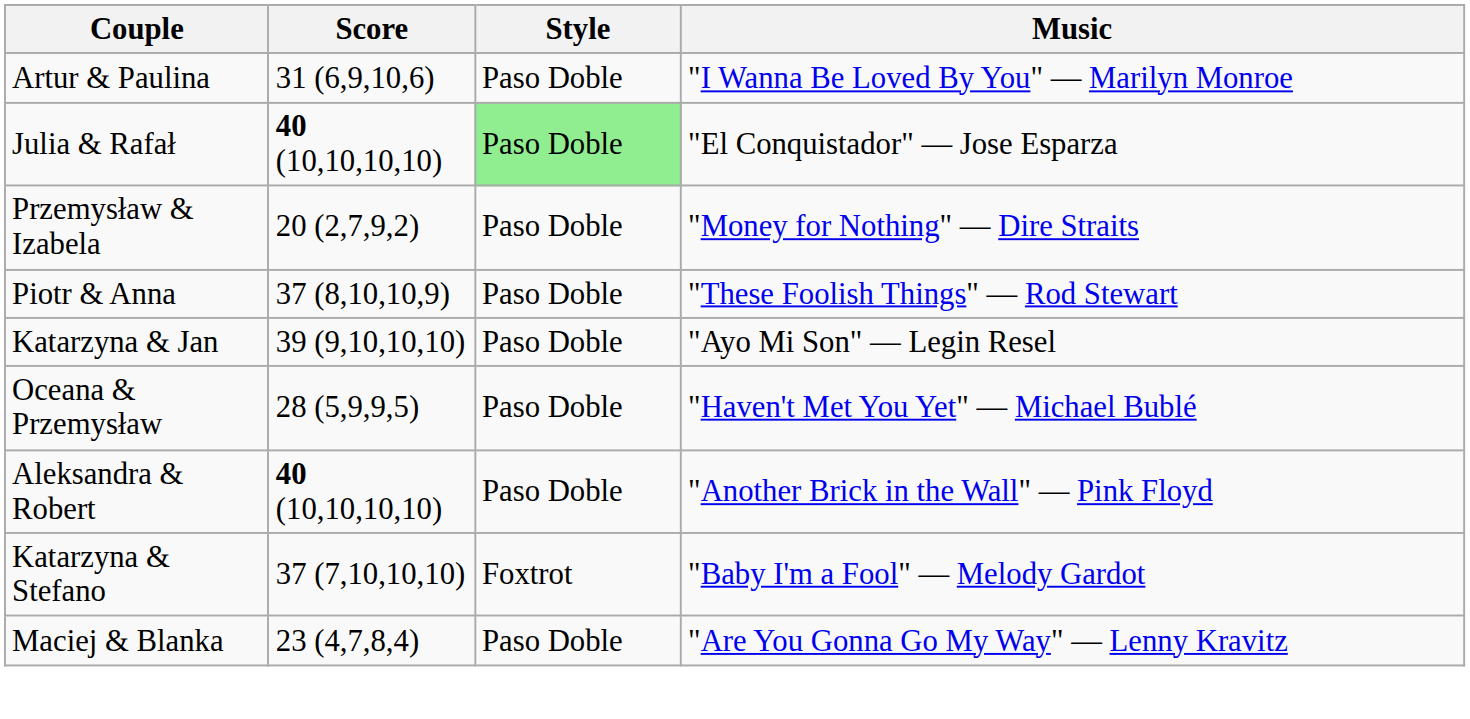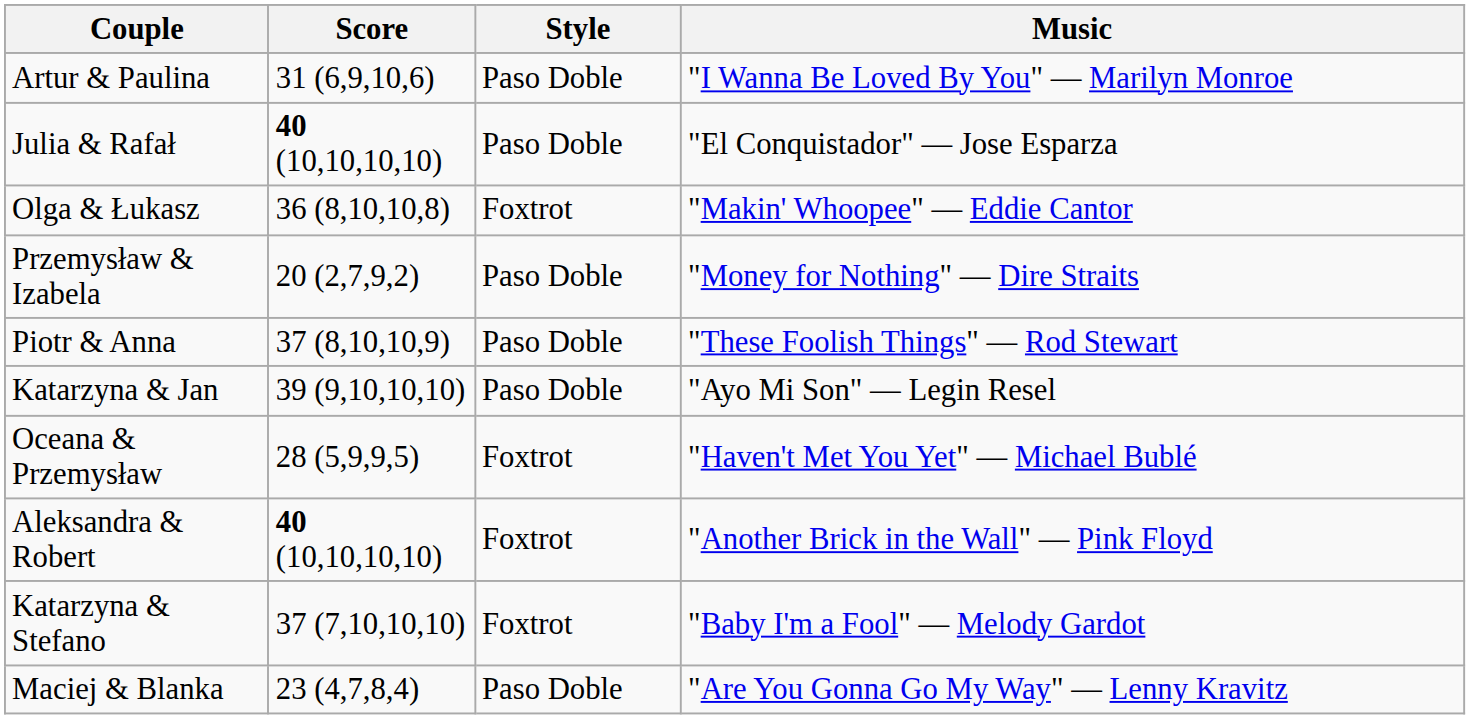(552, 143) lightgreen background -> (552, 143) no background
+ row: (106, 209)
(552, 407) Paso Doble -> (527, 456) Foxtrot
(552, 490) Paso Doble -> (527, 539) Foxtrot
